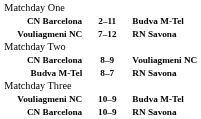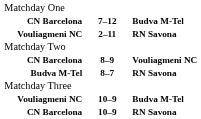(107, 21) 2–11 -> (107, 21) 7–12
(107, 34) 7–12 -> (107, 34) 2–11
